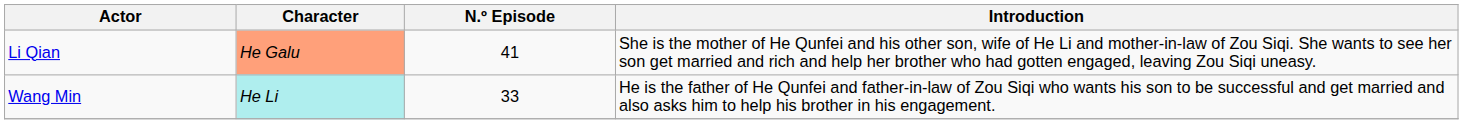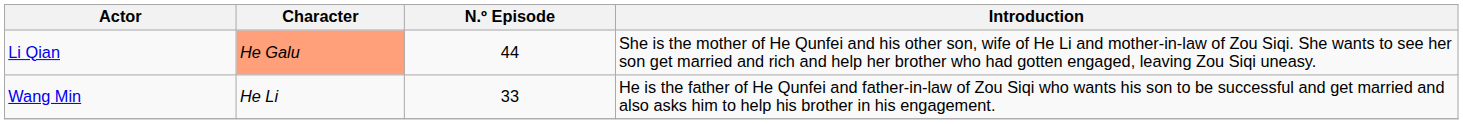(510, 52) 41 -> (510, 52) 44
(259, 96) paleturquoise background -> (259, 96) no background
